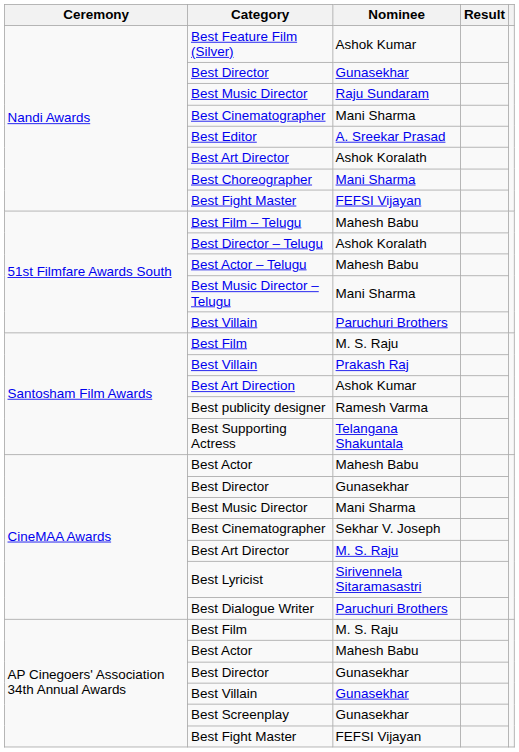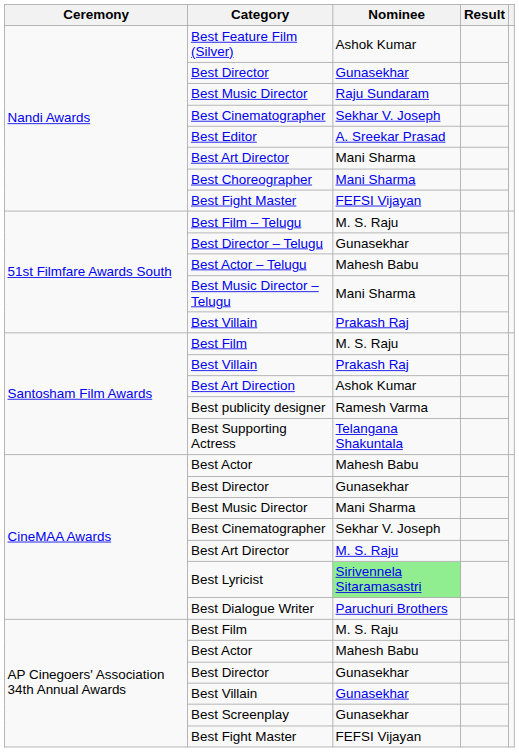(376, 115) Mani Sharma -> (388, 115) Sekhar V. Joseph
(381, 158) Ashok Koralath -> (376, 158) Mani Sharma
(377, 222) Mahesh Babu -> (367, 222) M. S. Raju
(381, 243) Ashok Koralath -> (372, 243) Gunasekhar
(392, 322) Paruchuri Brothers -> (372, 322) Prakash Raj
(379, 579) no background -> (379, 579) lightgreen background
